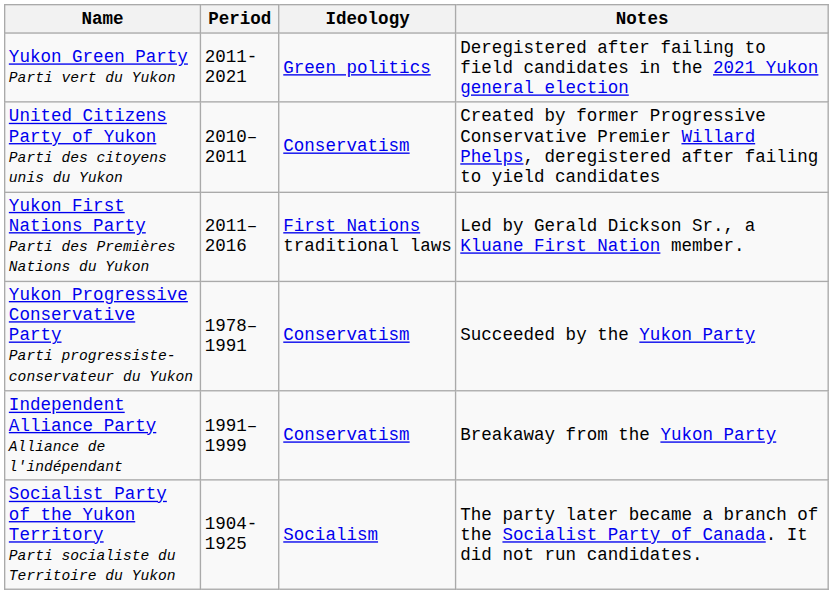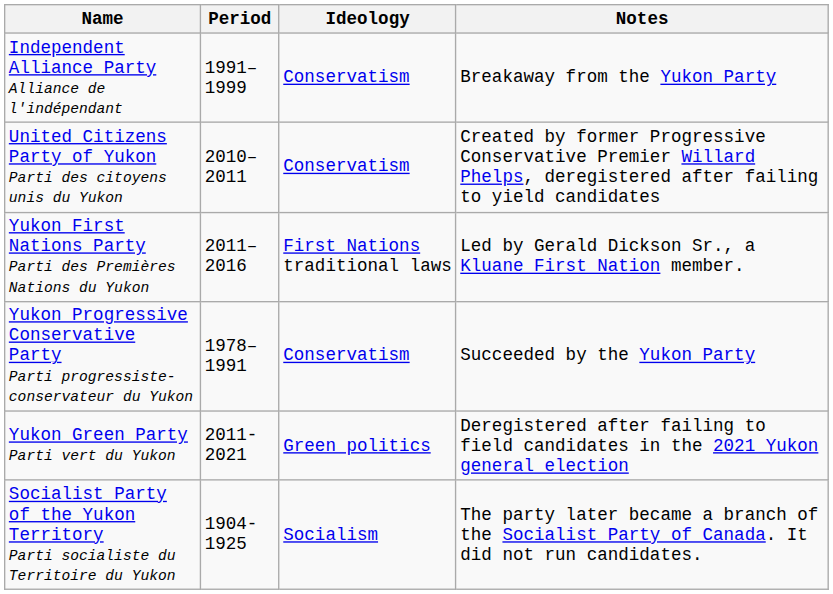rows swapped: (83, 435) <-> (98, 67)
